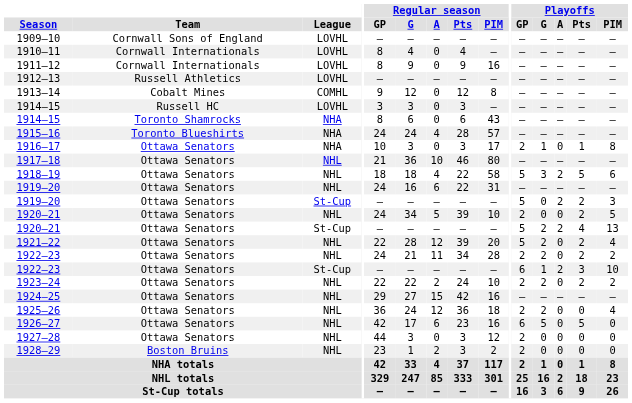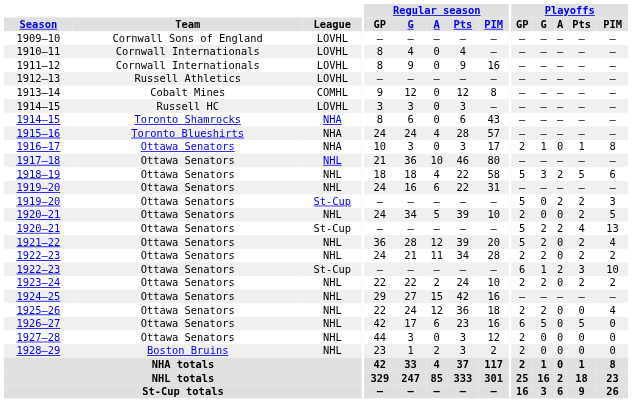(380, 242) 22 -> (380, 242) 36
(380, 310) 36 -> (380, 310) 22
